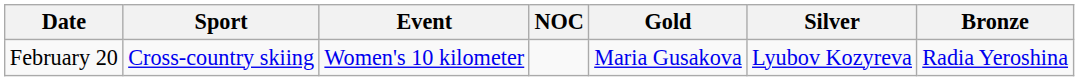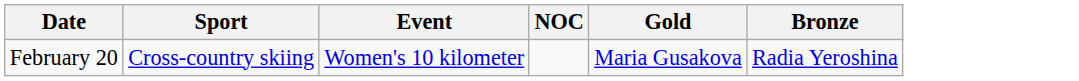- column: (832, 22)
